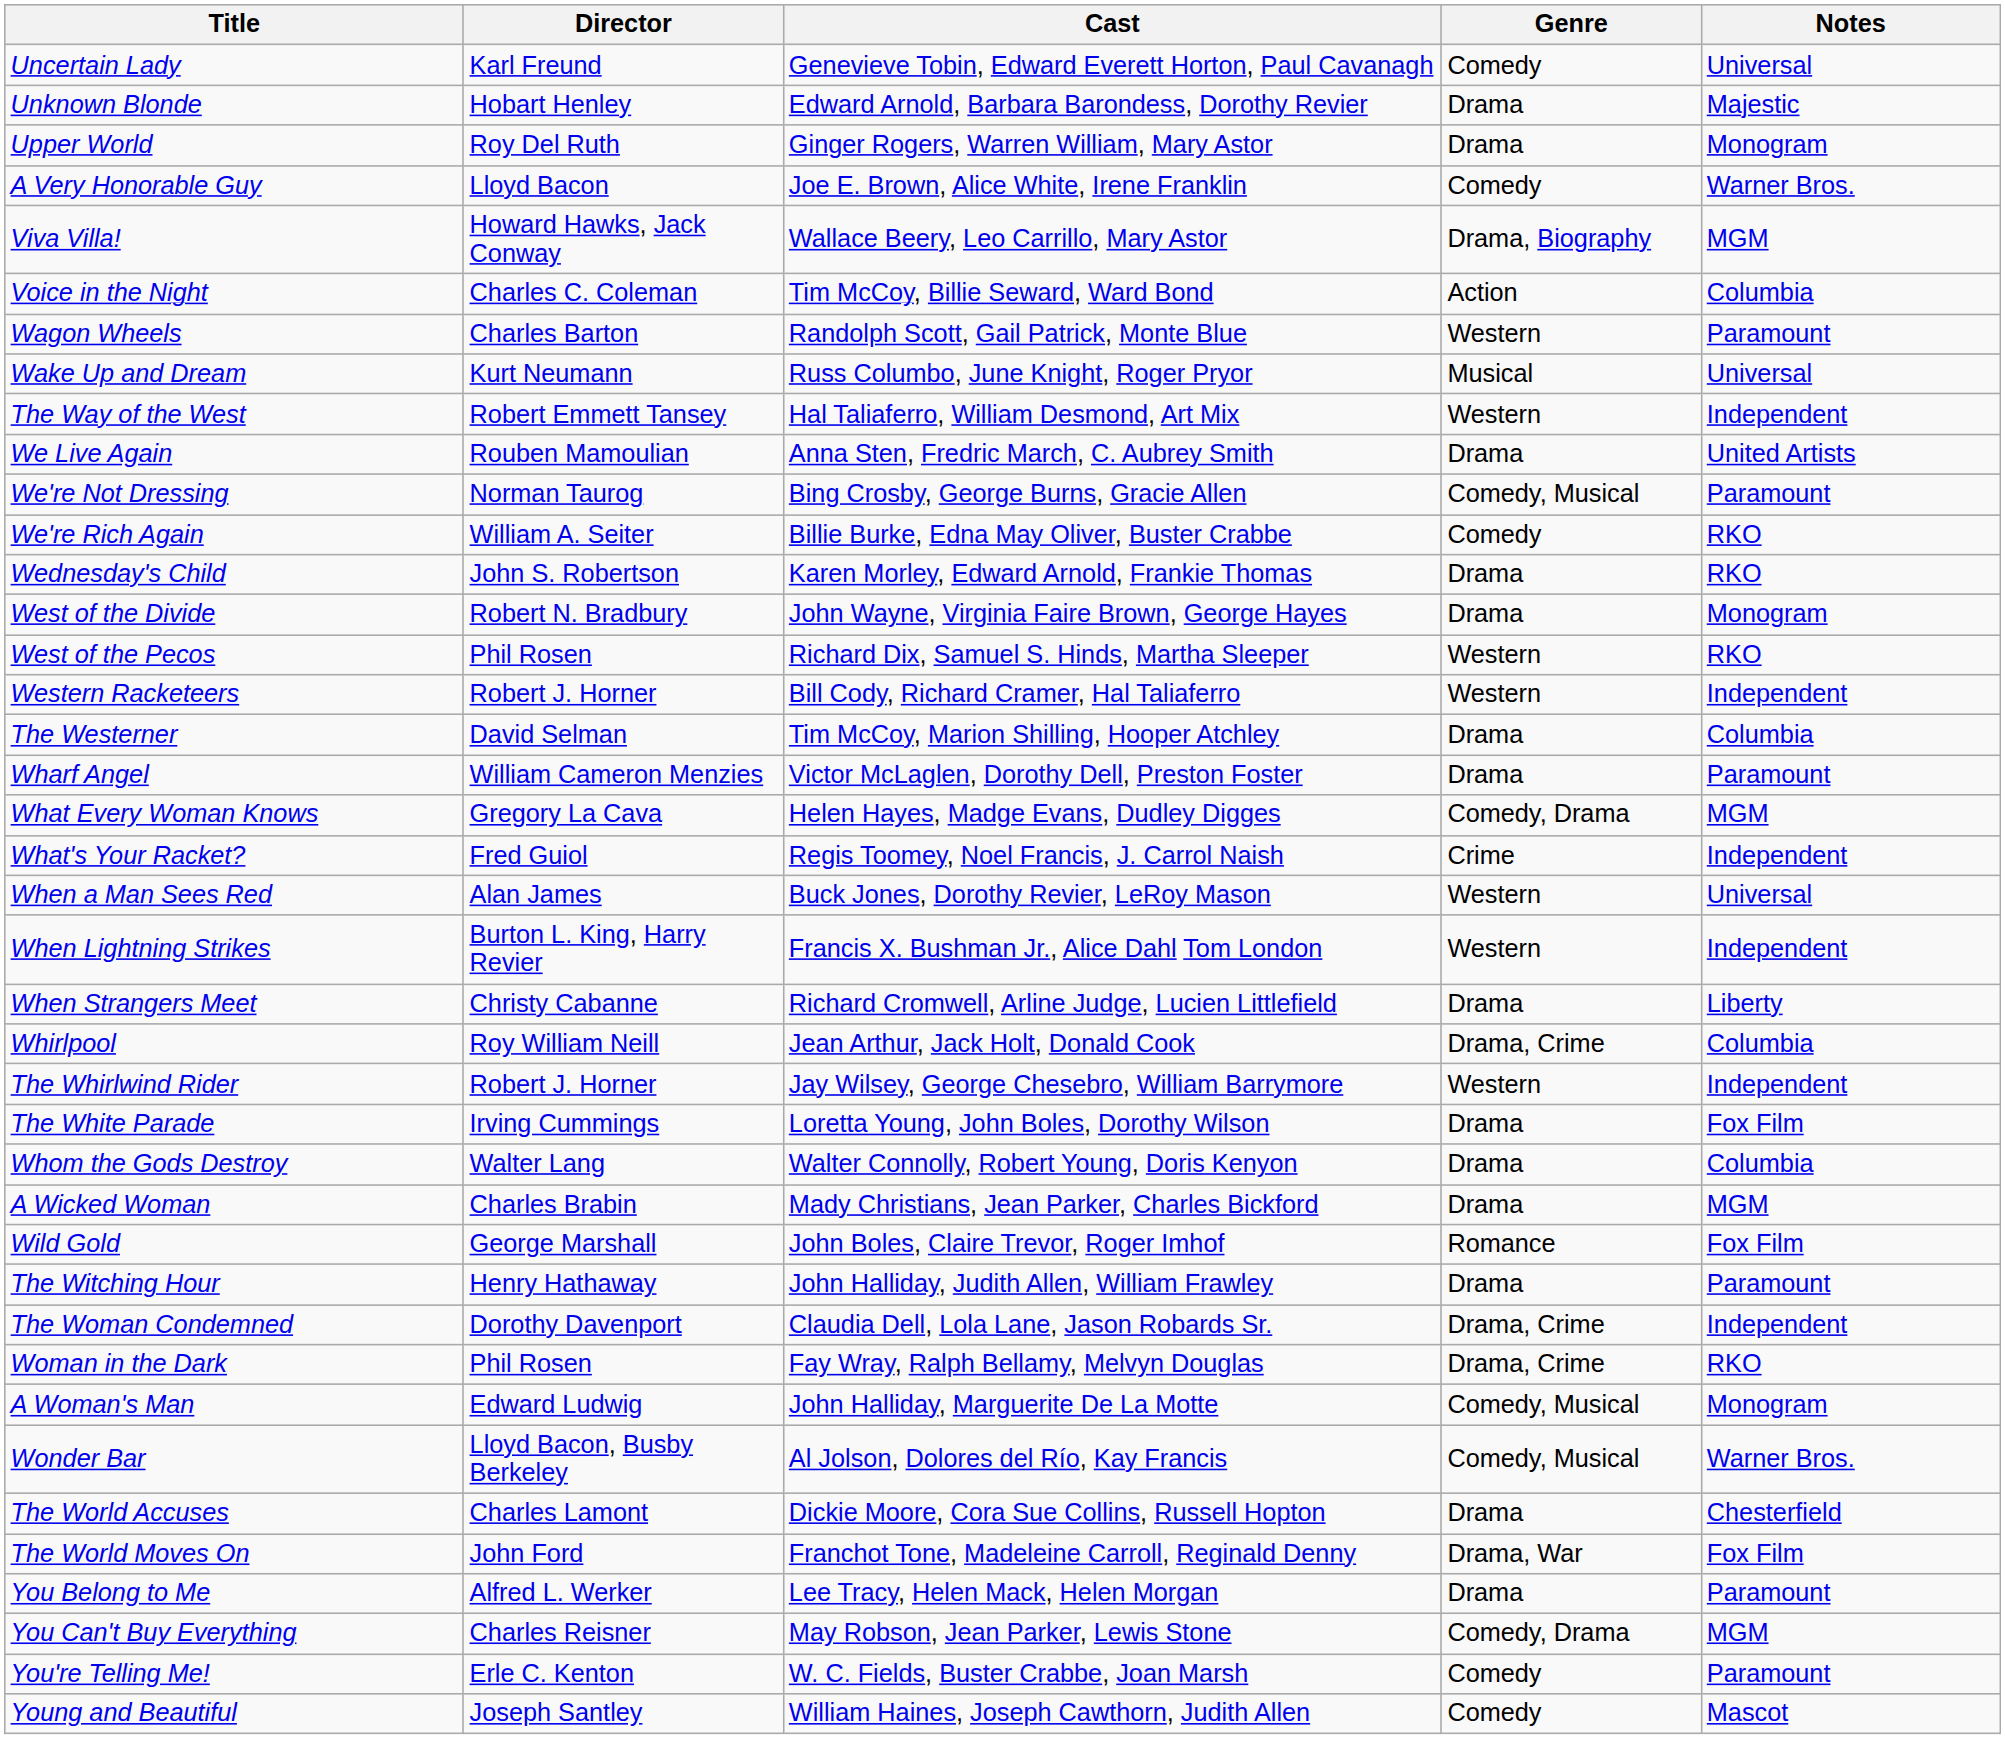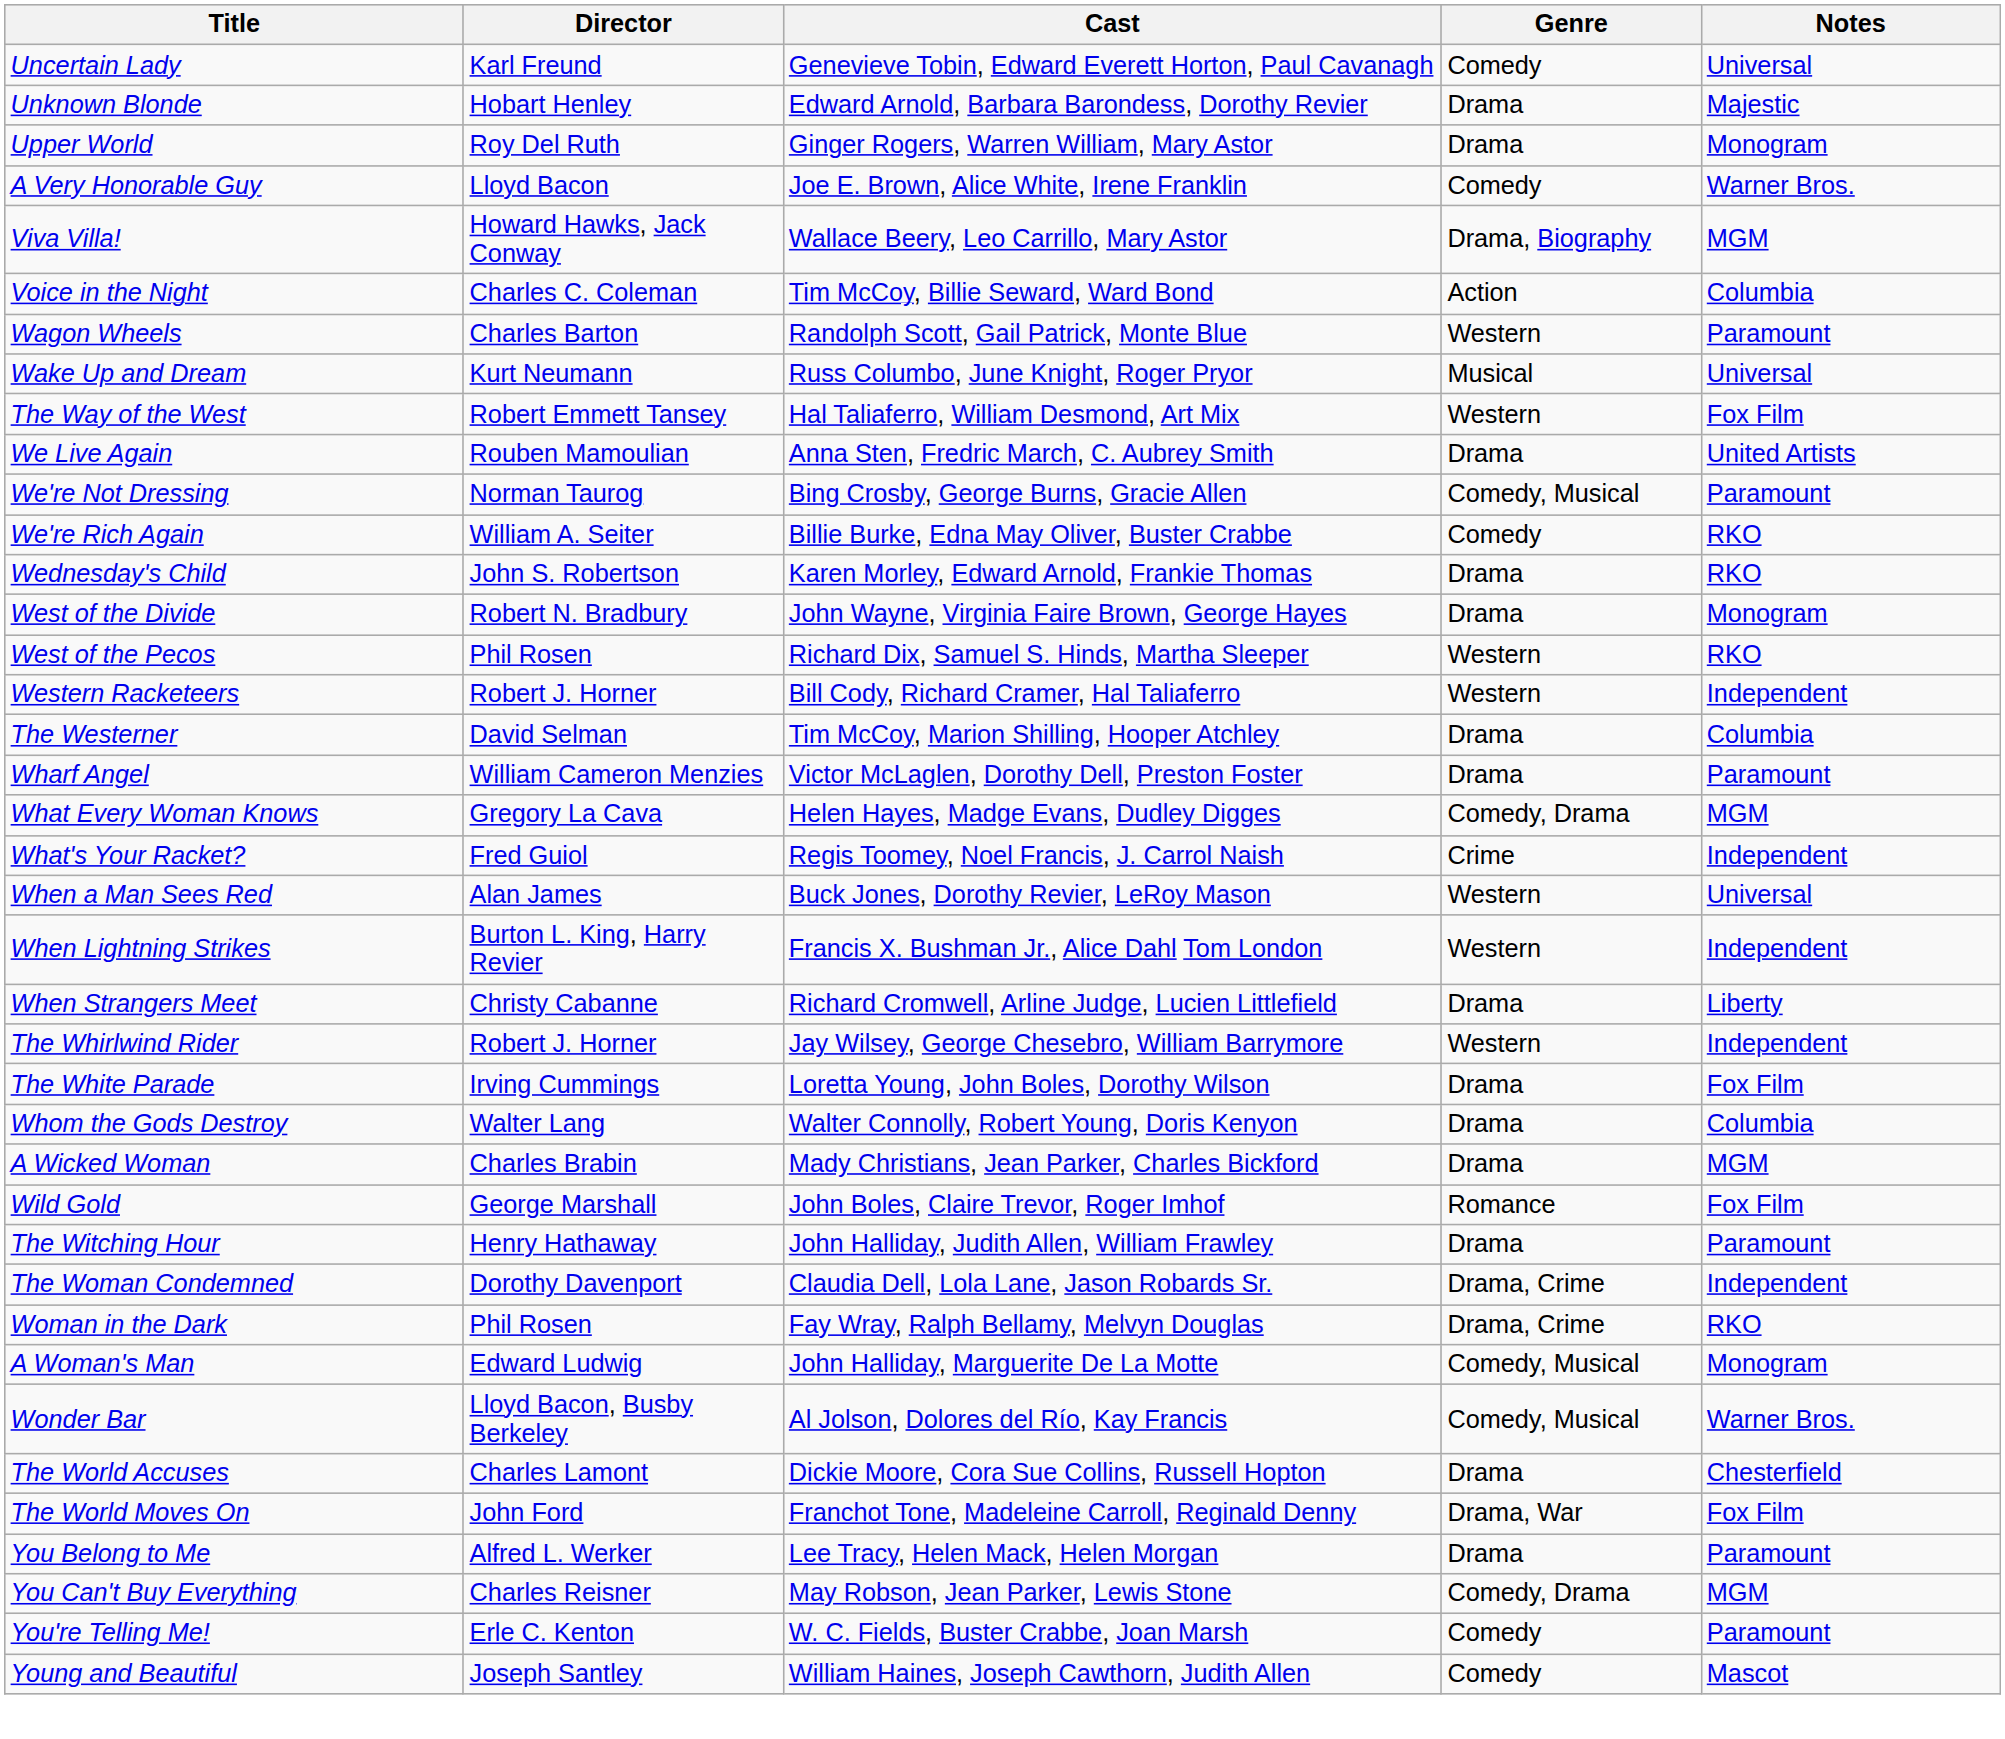(1777, 413) Independent -> (1755, 413) Fox Film
- row: (63, 1043)
